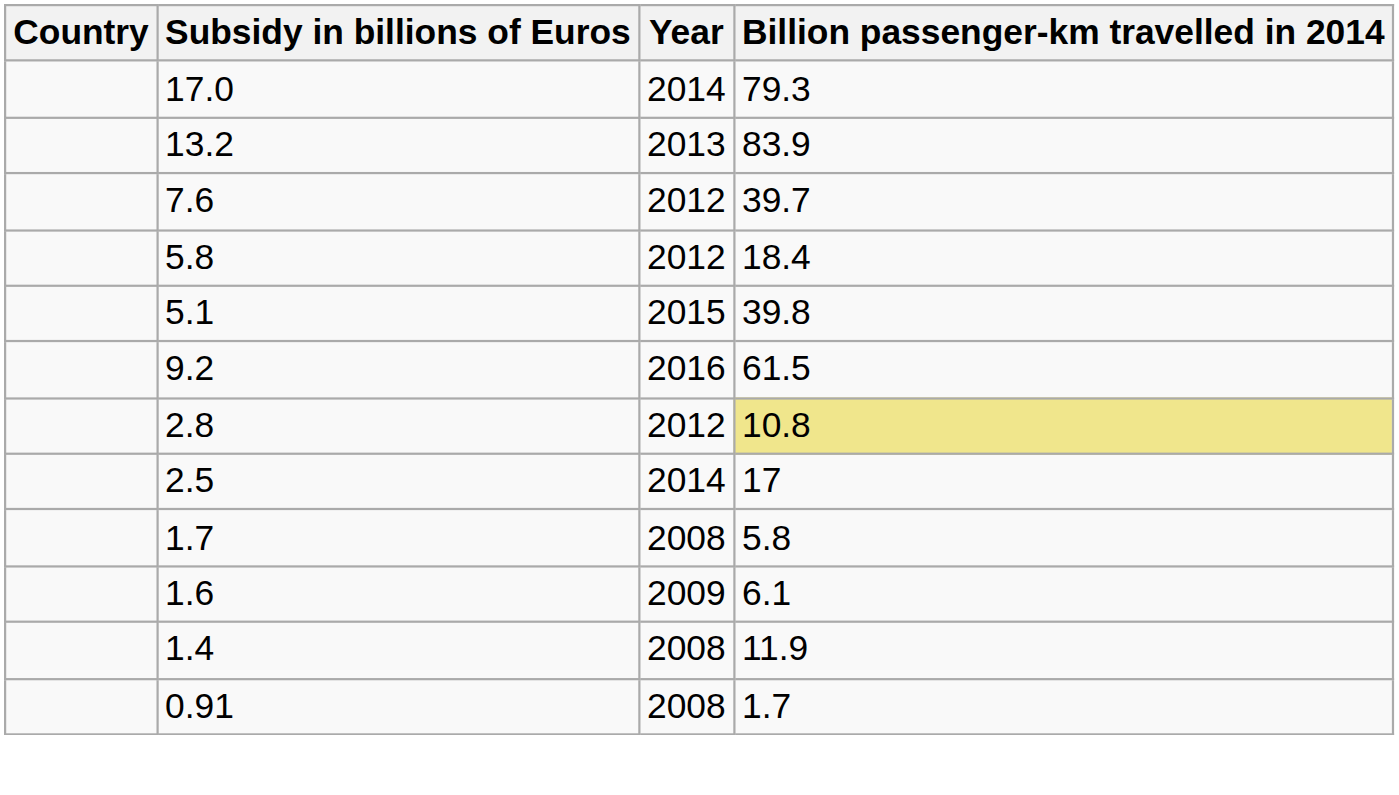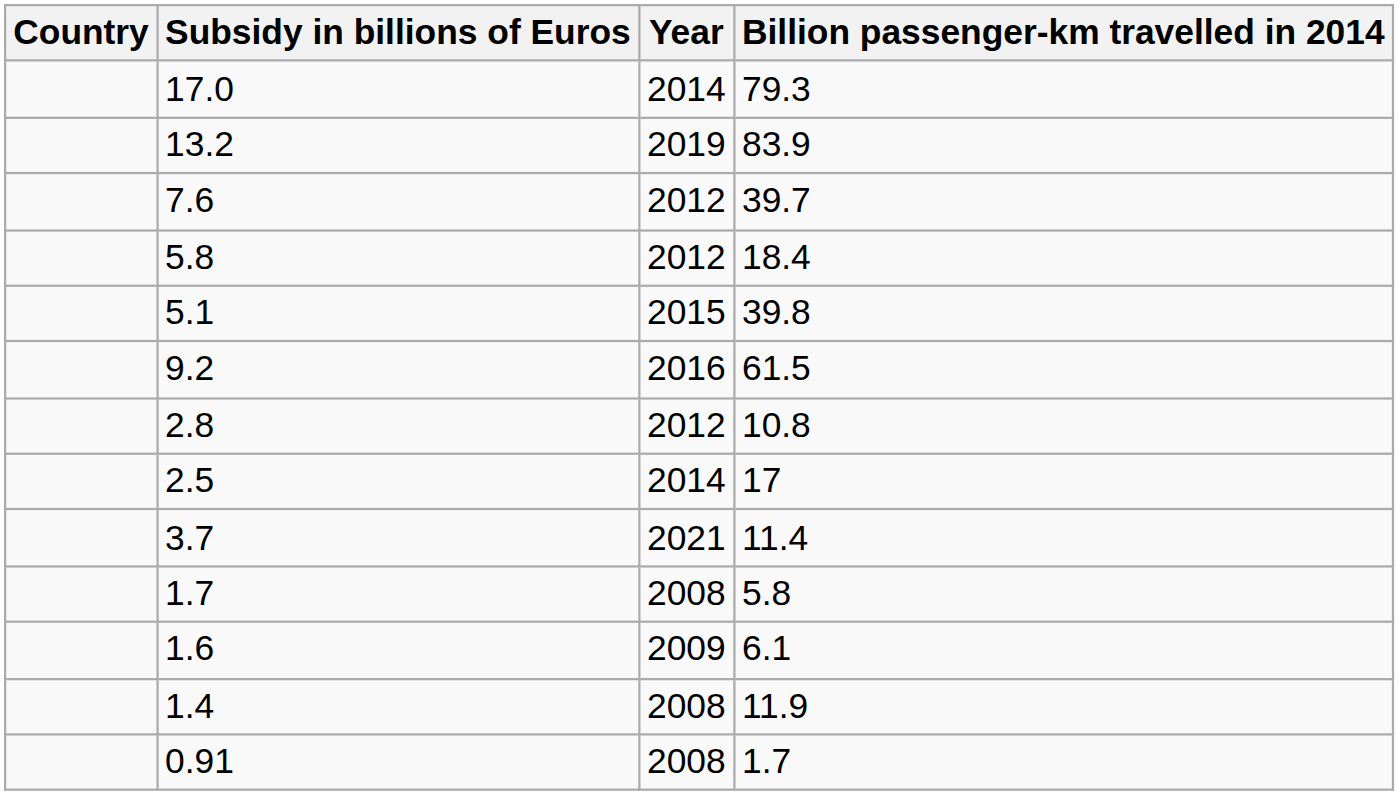(686, 144) 2013 -> (686, 144) 2019
(776, 425) khaki background -> (776, 425) no background
+ row: (190, 537)
